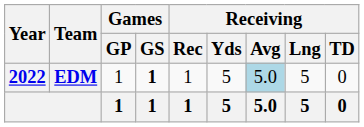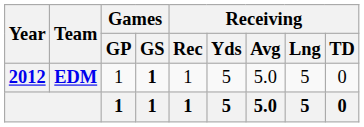(27, 77) 2022 -> (27, 77) 2012
(265, 77) lightblue background -> (265, 77) no background
